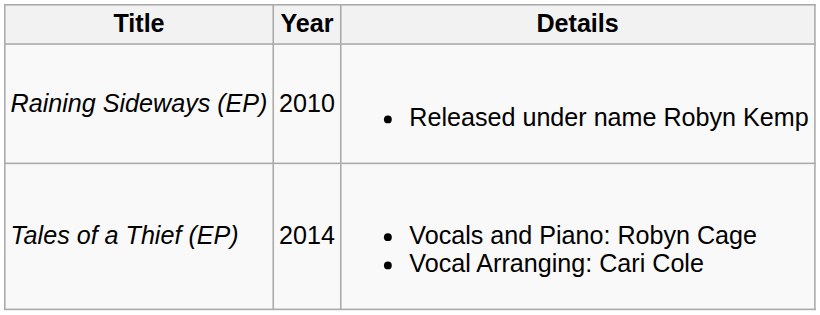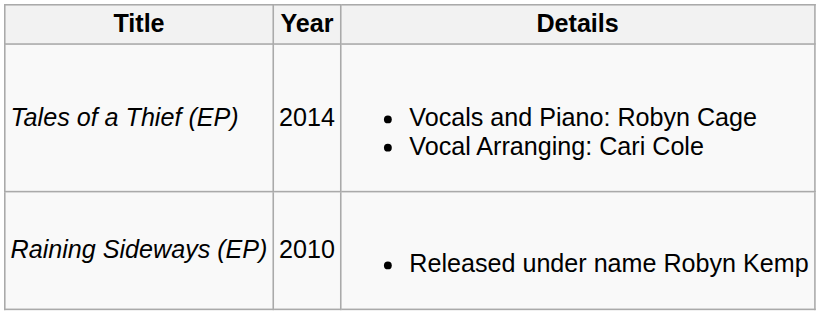rows swapped: (125, 235) <-> (139, 103)
